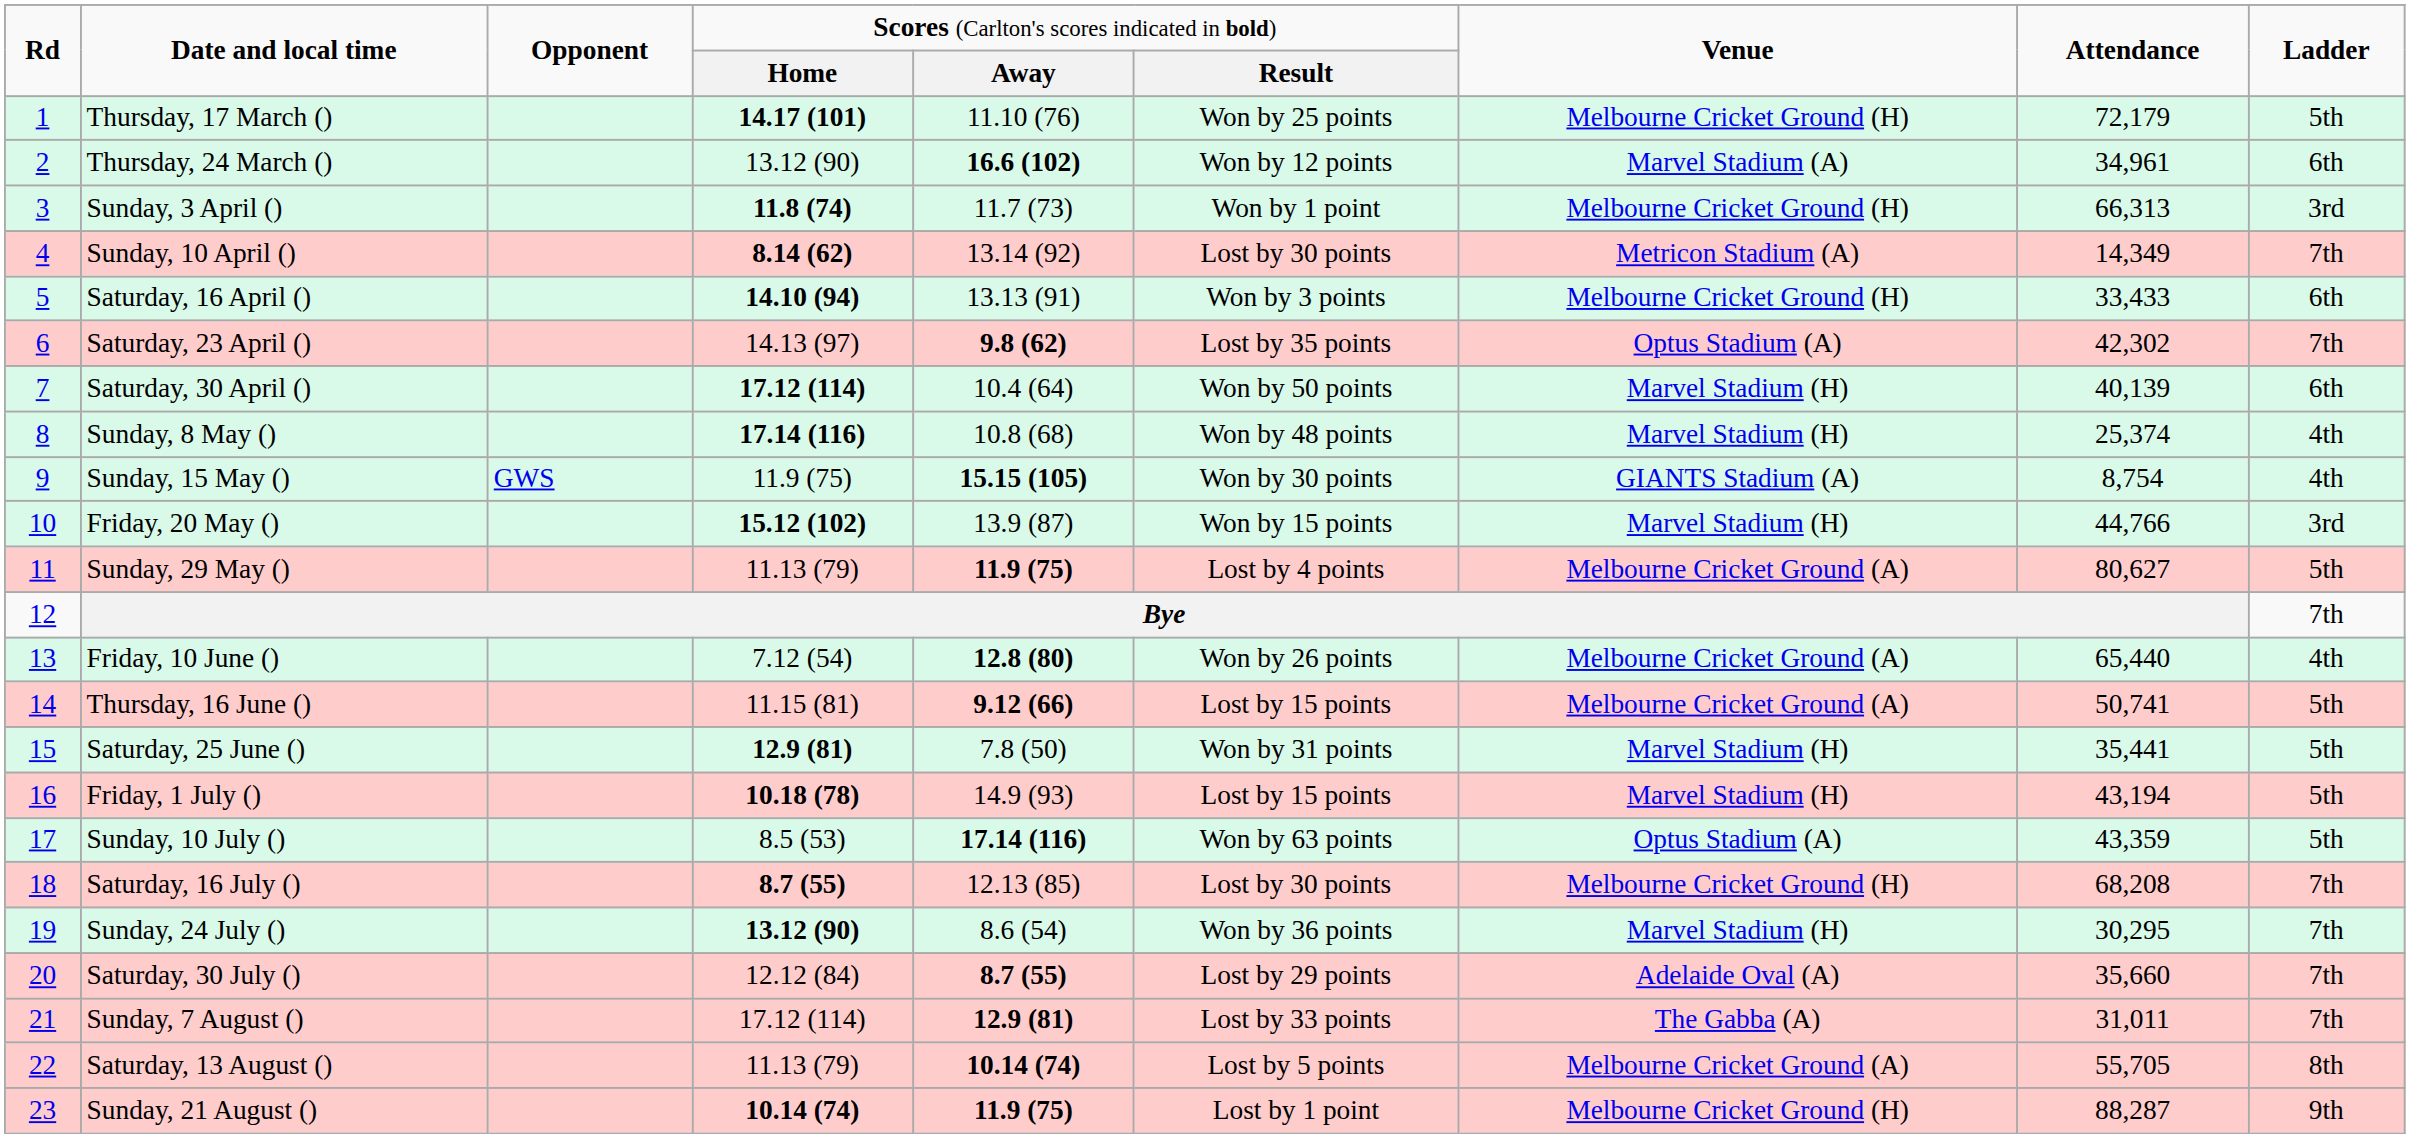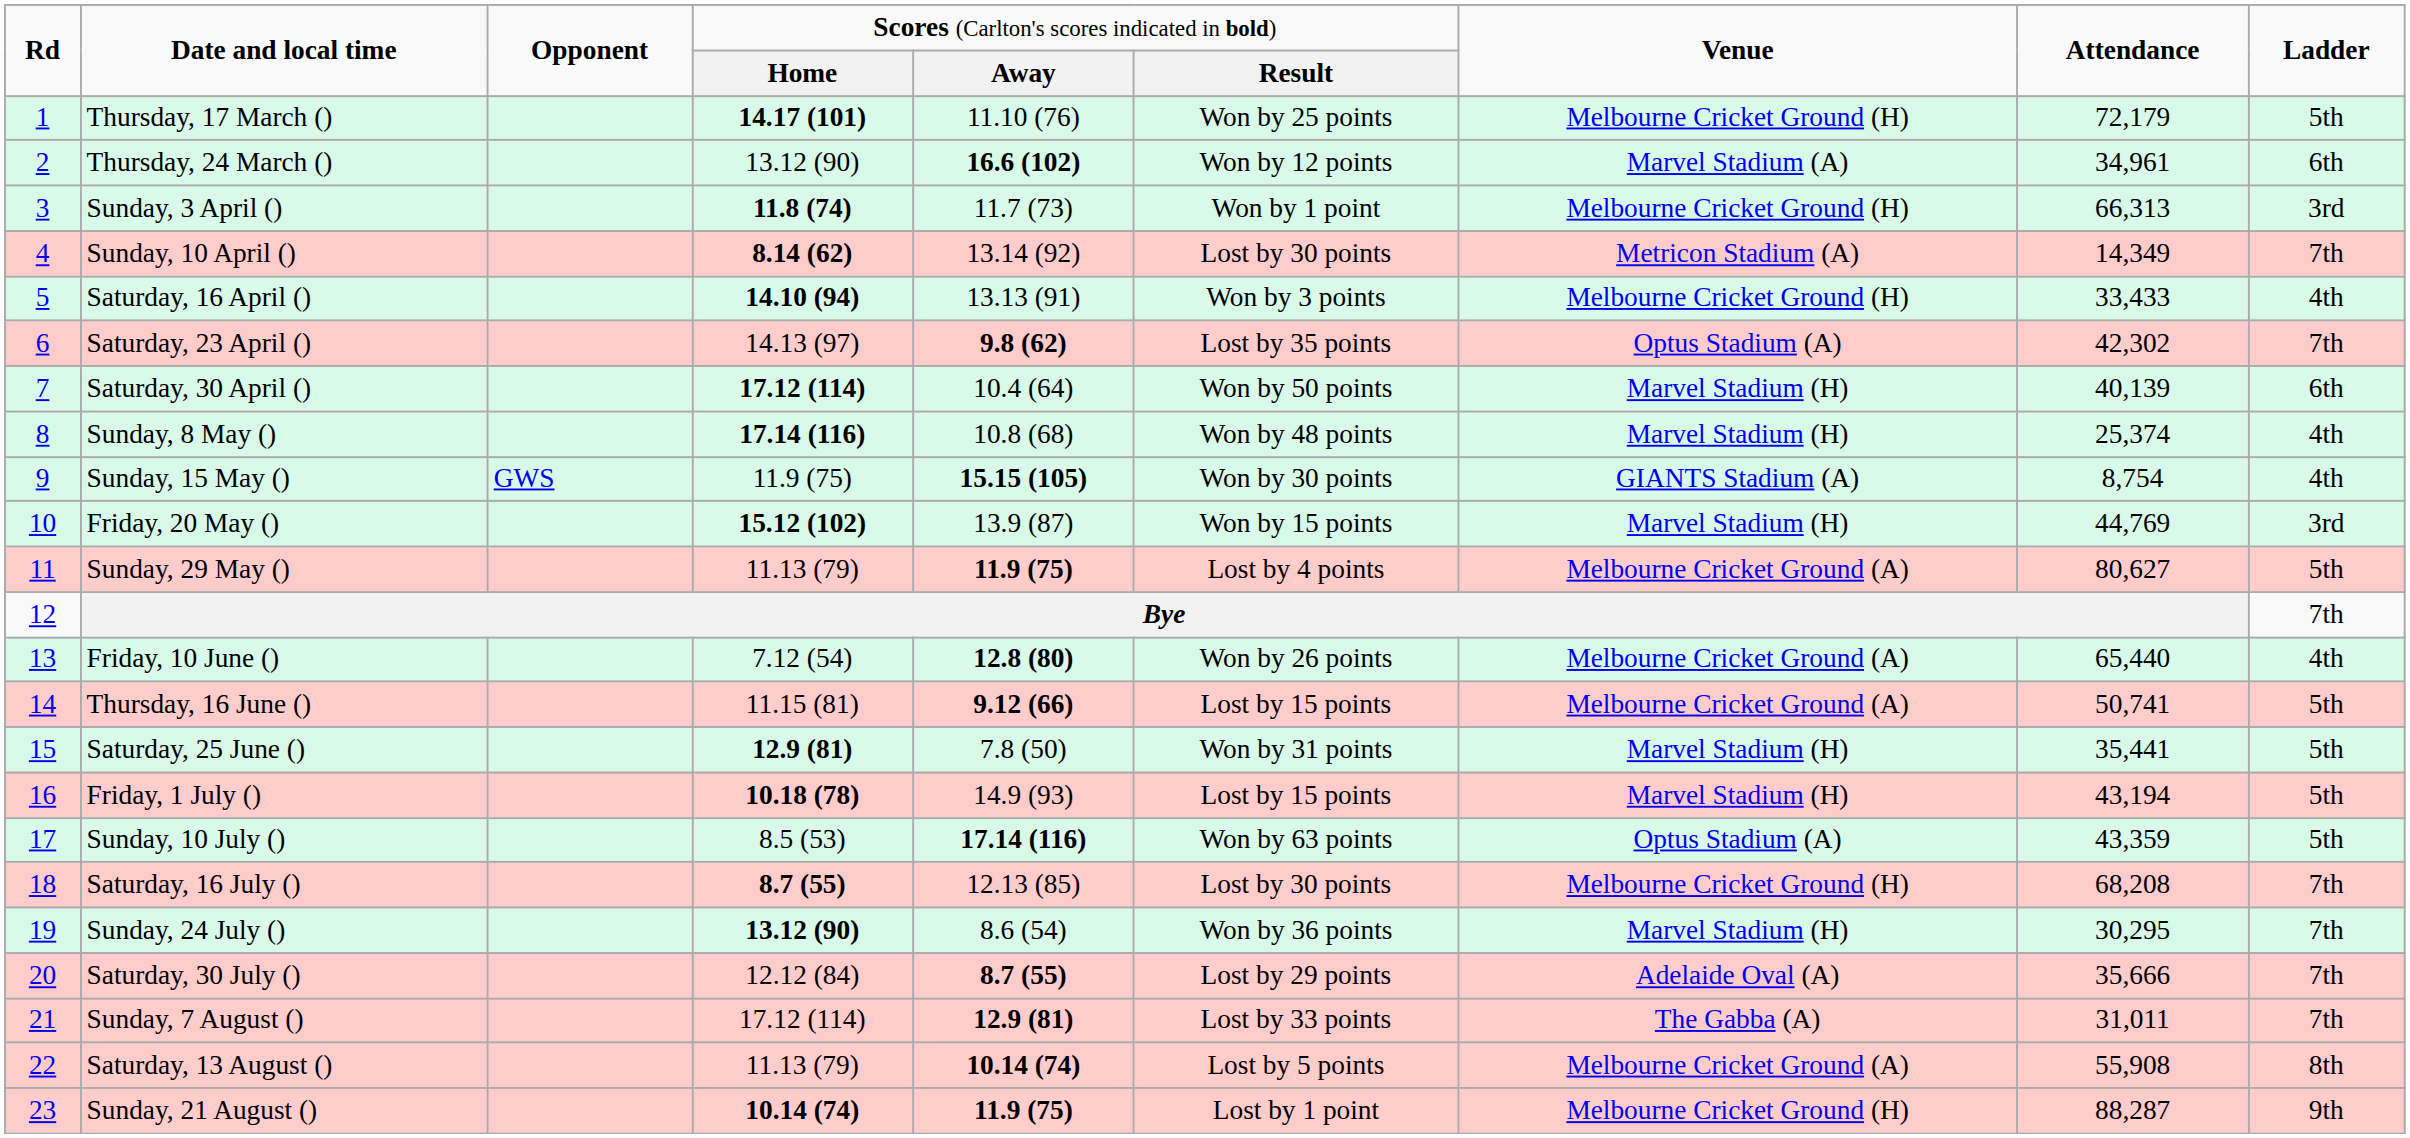(2326, 298) 6th -> (2326, 298) 4th
(2133, 523) 44,766 -> (2133, 523) 44,769
(2133, 975) 35,660 -> (2133, 975) 35,666
(2133, 1065) 55,705 -> (2133, 1065) 55,908
